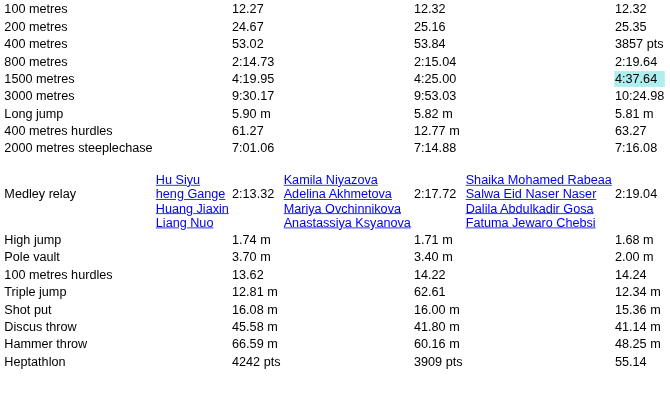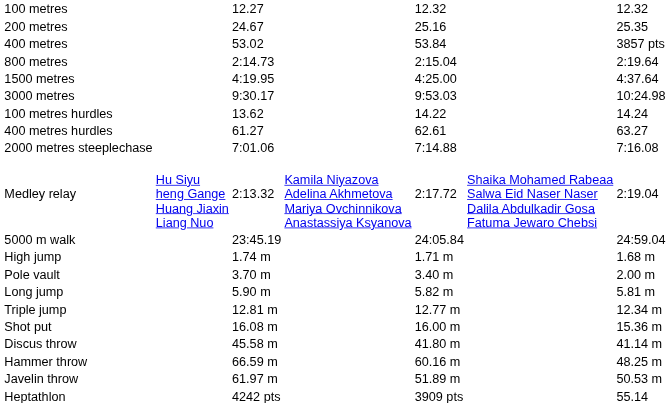(636, 79) paleturquoise background -> (637, 79) no background
rows swapped: (58, 275) <-> (34, 113)
(437, 131) 12.77 m -> (431, 131) 62.61
+ row: (40, 240)
(430, 292) 62.61 -> (438, 309) 12.77 m
+ row: (41, 379)
